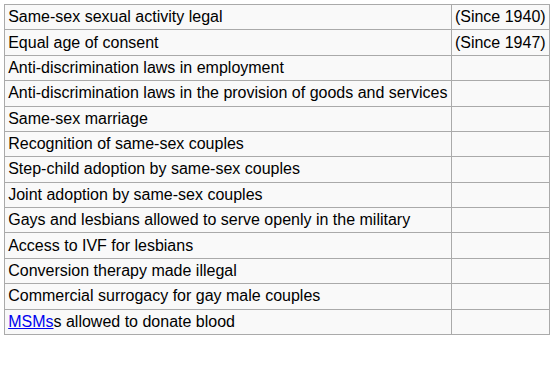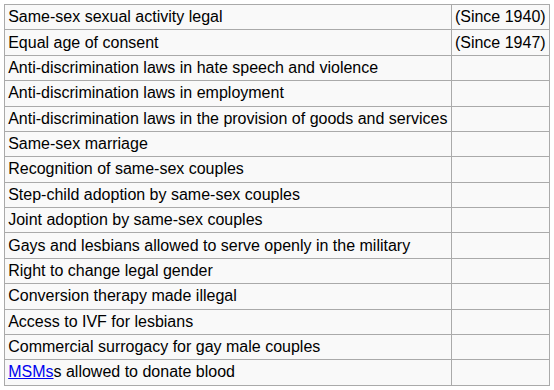+ row: (193, 67)
+ row: (110, 270)
rows swapped: (122, 270) <-> (101, 245)
